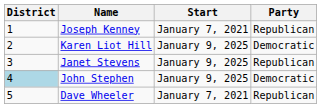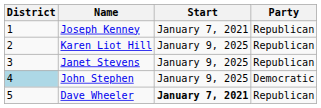(284, 46) Democratic -> (284, 46) Republican
(203, 95) normal -> (203, 95) bold
